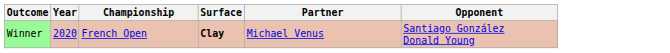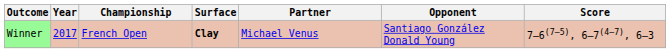+ column: (595, 12)
(65, 34) 2020 -> (65, 34) 2017
